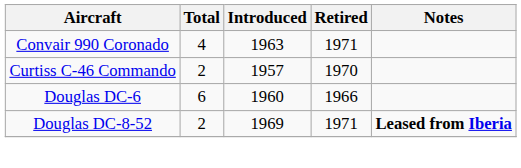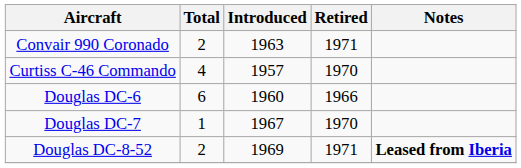(202, 44) 4 -> (202, 44) 2
(202, 70) 2 -> (202, 70) 4
+ row: (93, 123)
